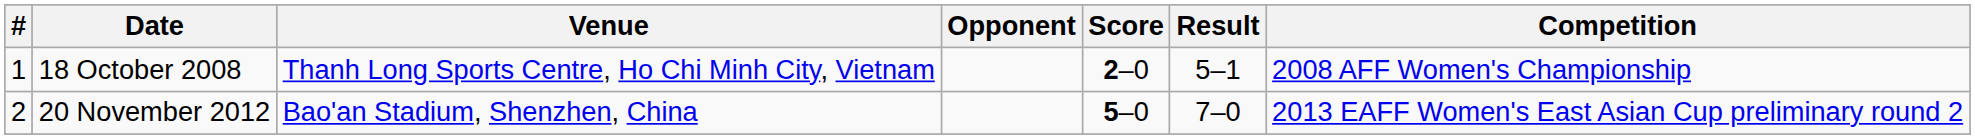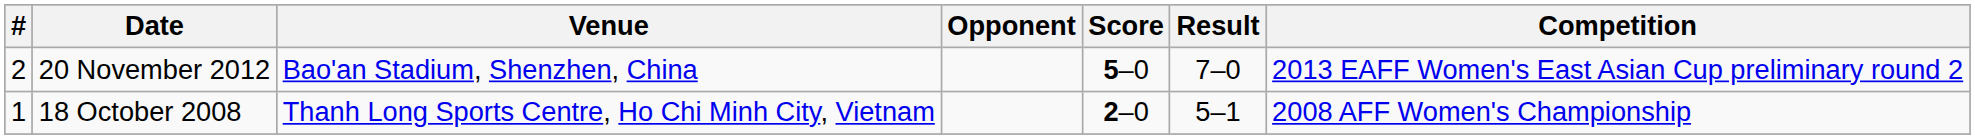rows swapped: (140, 69) <-> (154, 112)
